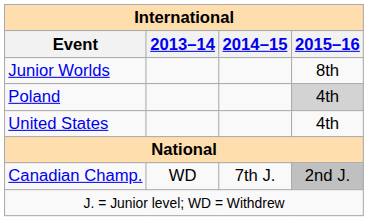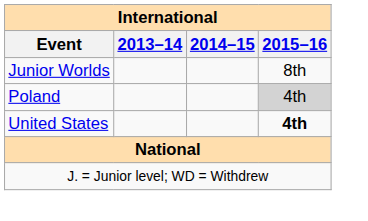(327, 123) normal -> (295, 123) bold
- row: (75, 176)
